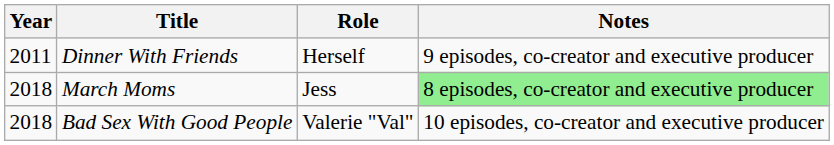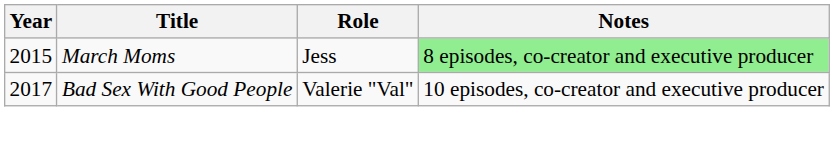- row: (150, 55)
(31, 88) 2018 -> (31, 55) 2015
(31, 122) 2018 -> (31, 88) 2017
